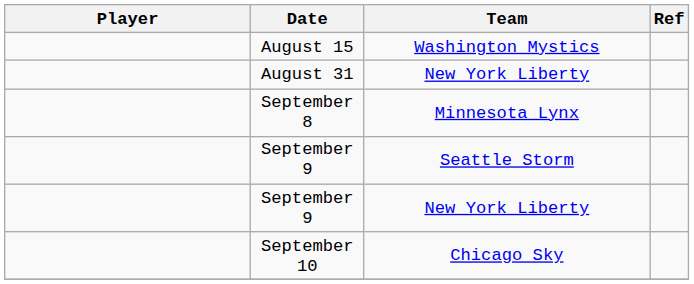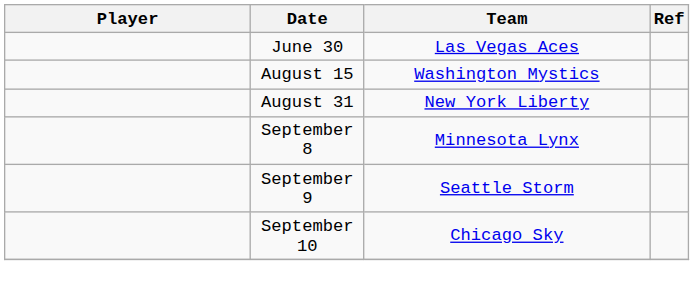+ row: (307, 47)
- row: (307, 208)
